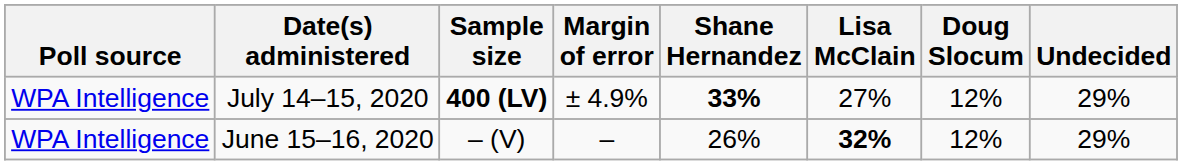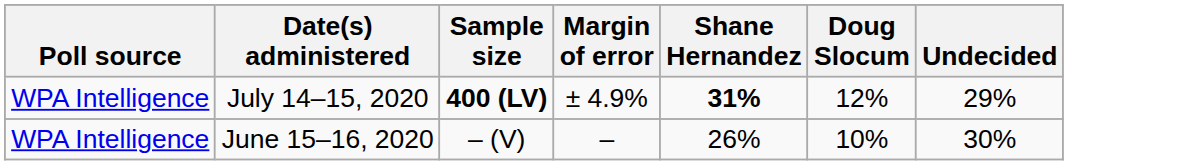- column: (865, 41)
(734, 98) 33% -> (734, 98) 31%
(976, 139) 12% -> (862, 139) 10%
(1104, 139) 29% -> (990, 139) 30%
